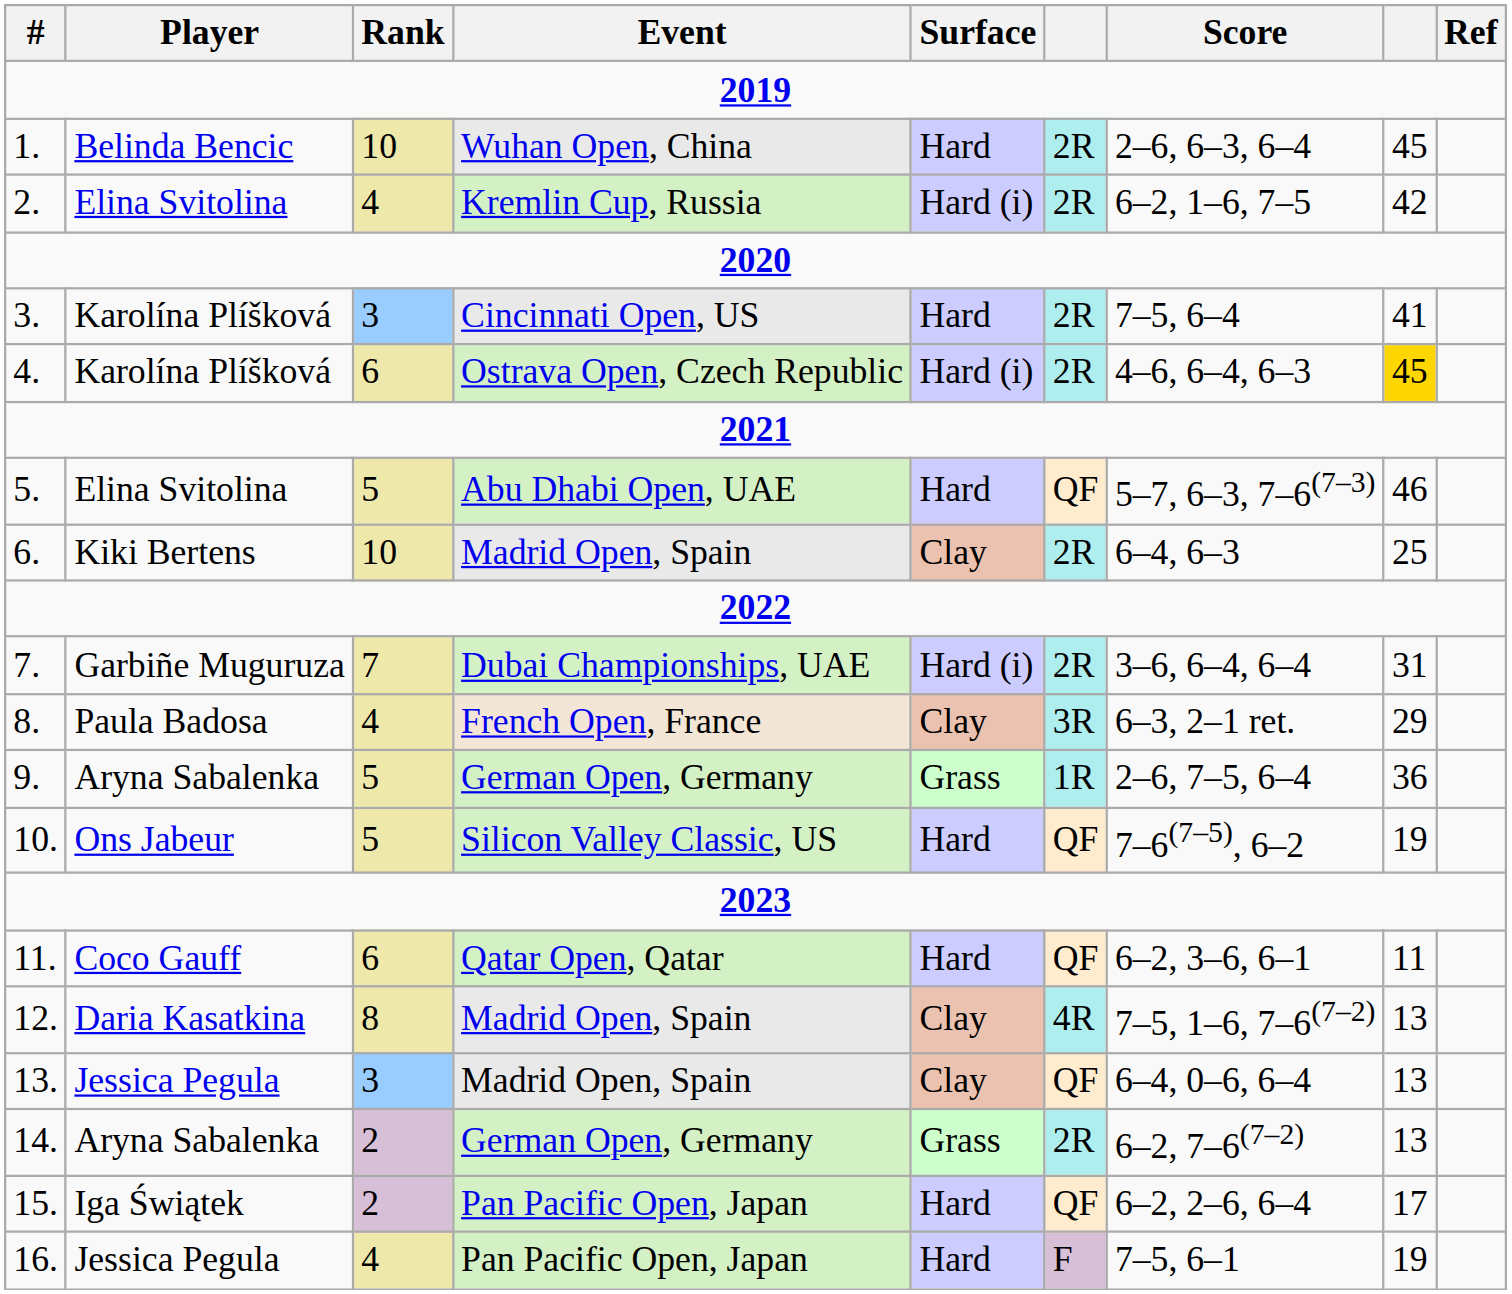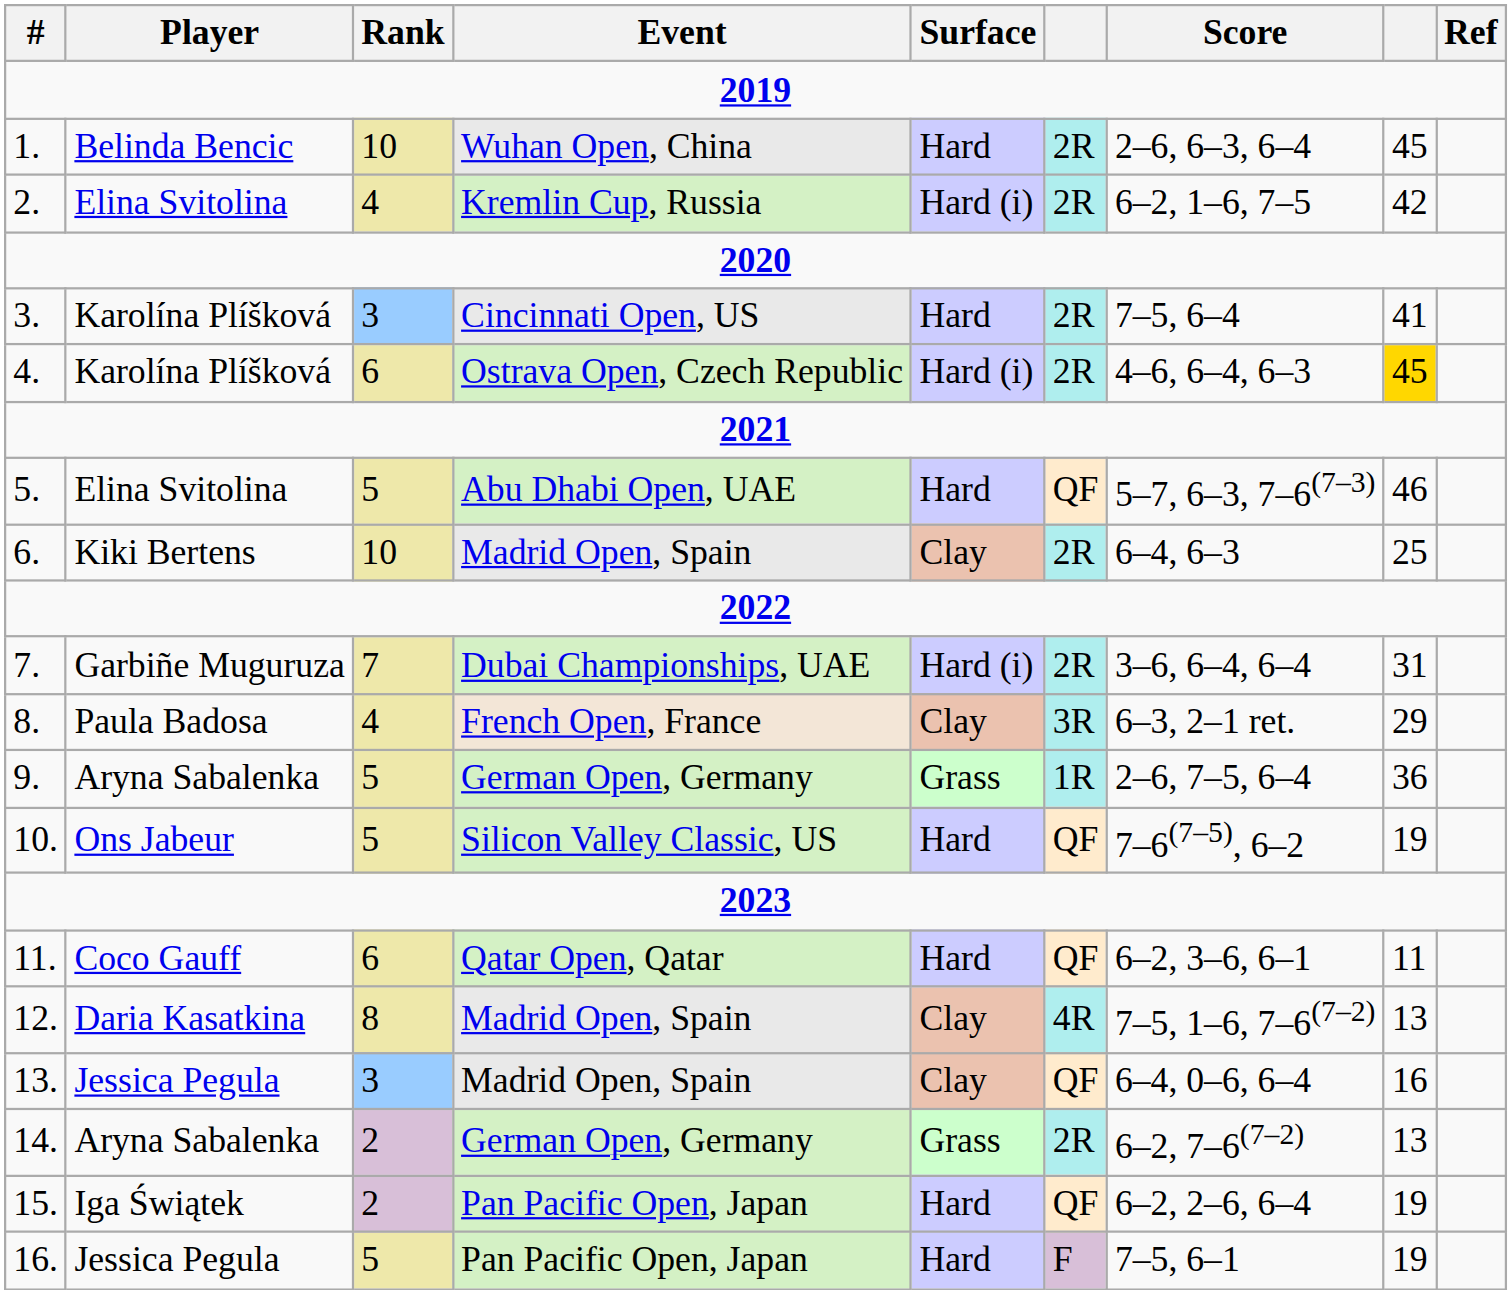(1410, 1080) 13 -> (1410, 1080) 16
(1410, 1203) 17 -> (1410, 1203) 19
(370, 1259) 4 -> (370, 1259) 5
